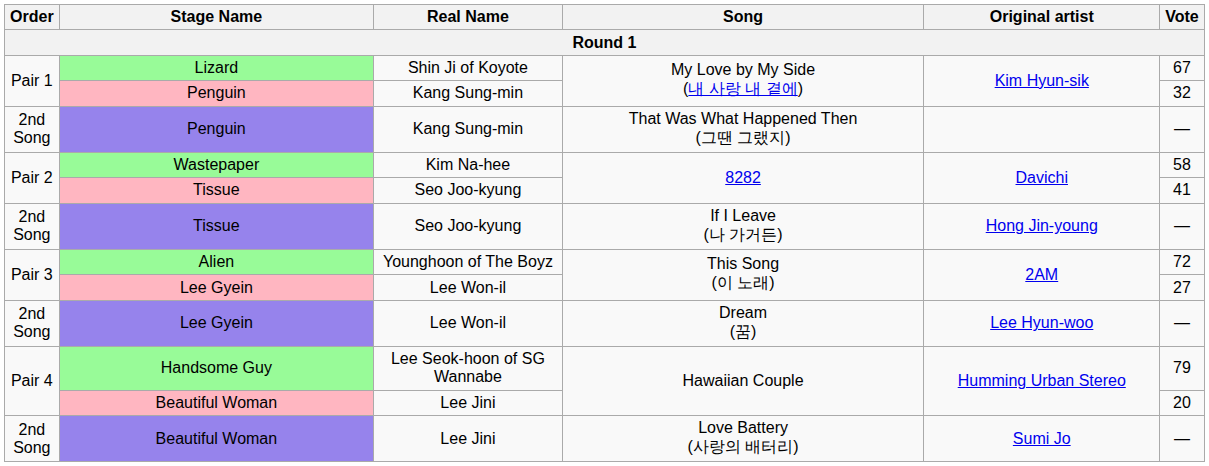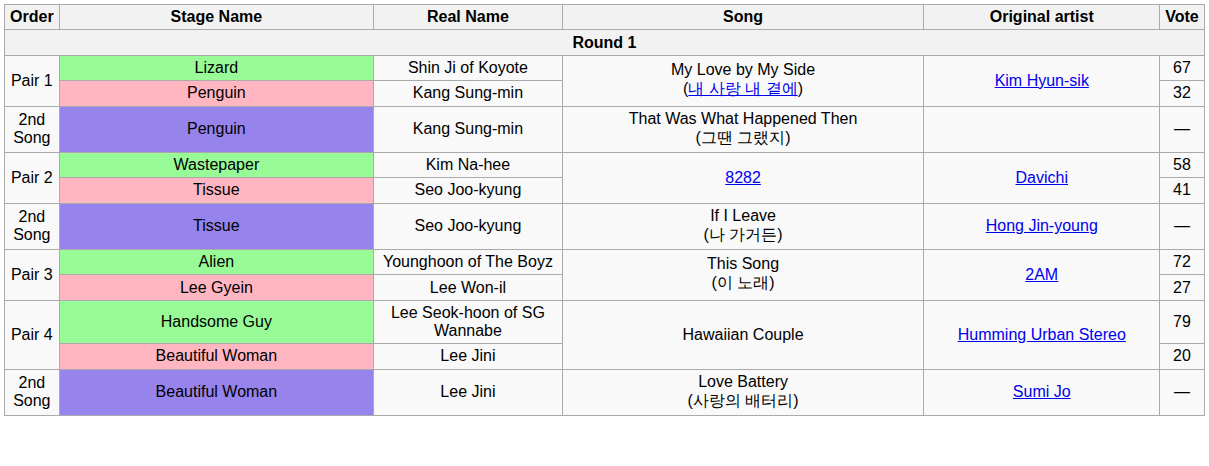- row: (216, 323)
